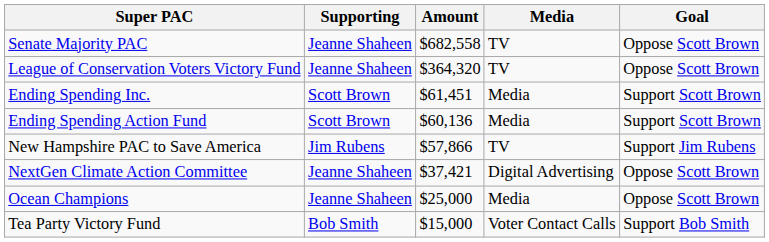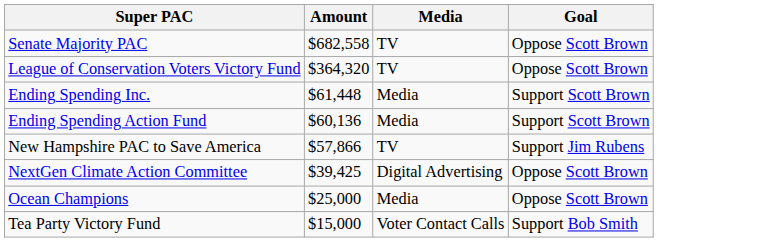- column: (360, 17)
(446, 95) $61,451 -> (335, 95) $61,448
(446, 172) $37,421 -> (335, 172) $39,425
